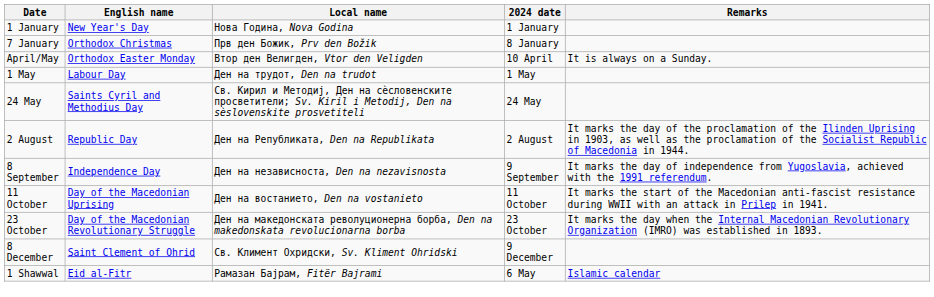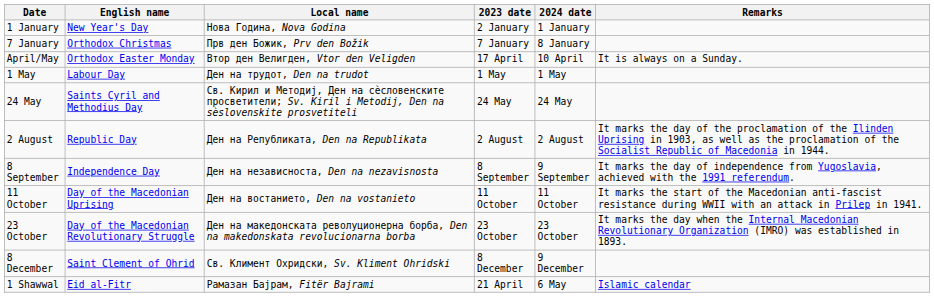+ column: (505, 12)
